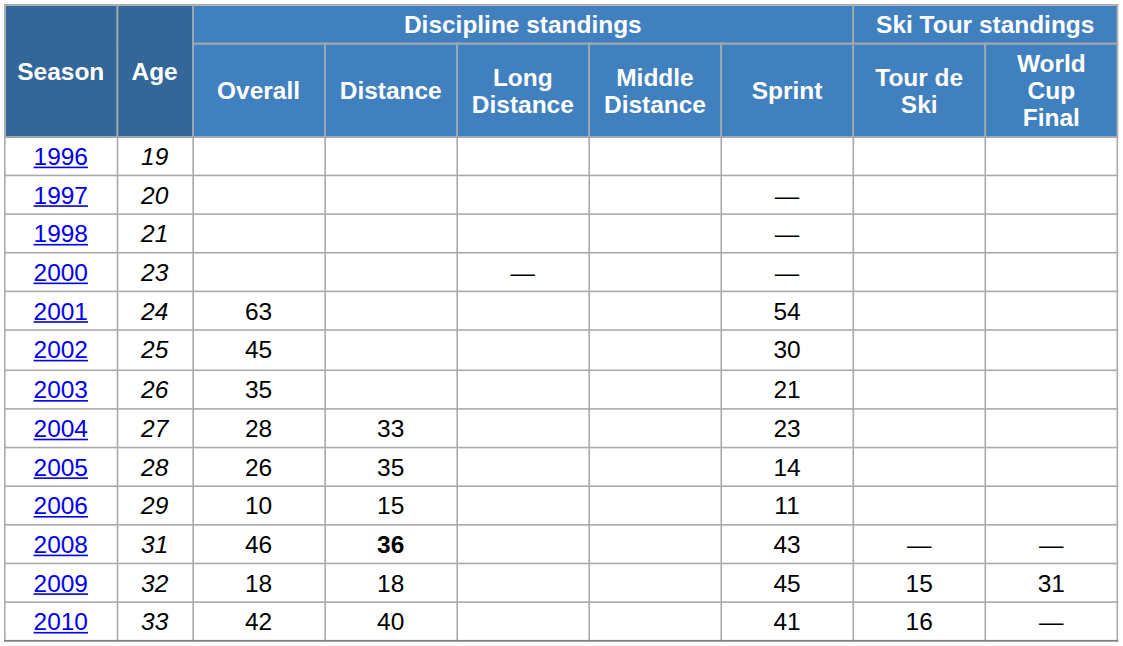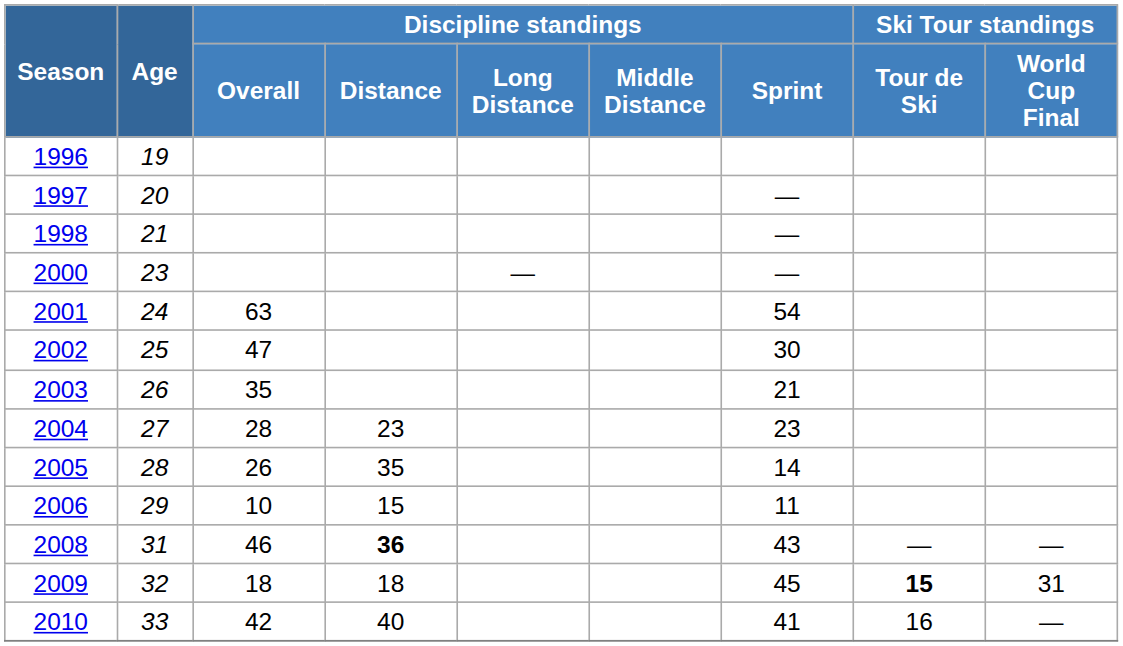(259, 350) 45 -> (259, 350) 47
(391, 428) 33 -> (391, 428) 23
(919, 583) normal -> (919, 583) bold
